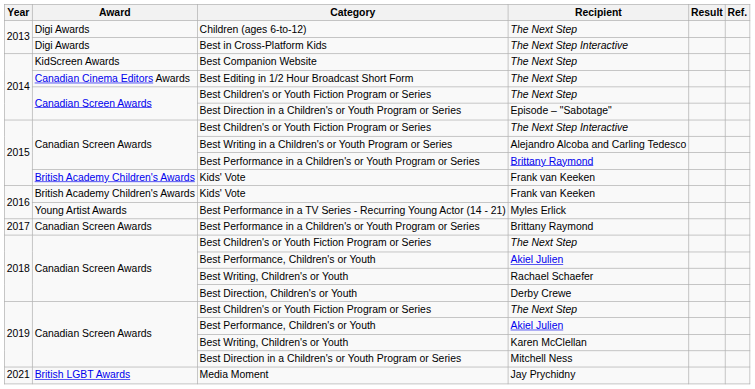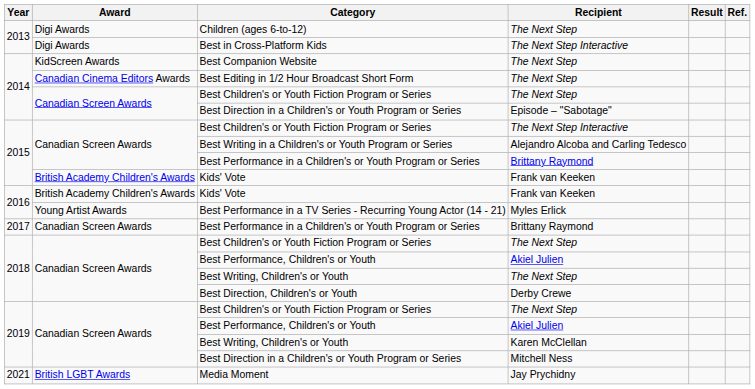(552, 276) Rachael Schaefer -> (544, 276) The Next Step
